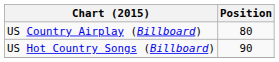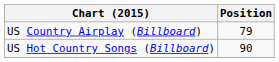(246, 31) 80 -> (246, 31) 79
